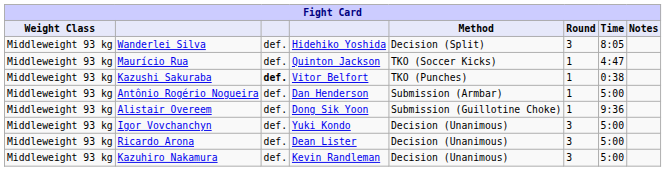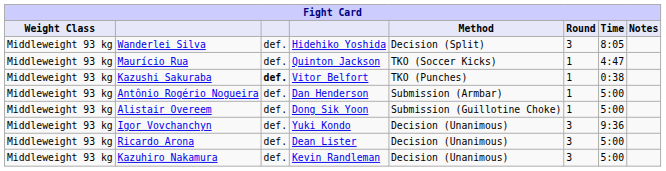(612, 110) 9:36 -> (612, 110) 5:00
(612, 126) 5:00 -> (612, 126) 9:36
